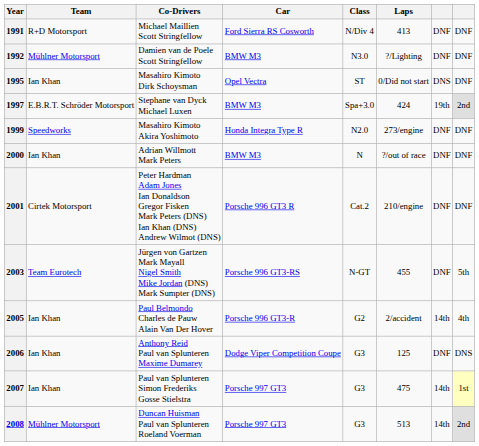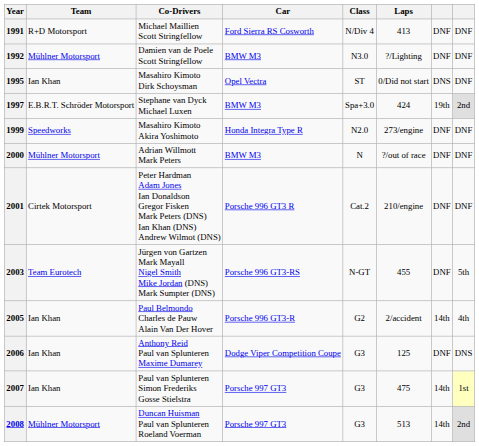(44, 156) Ian Khan -> (64, 156) Mühlner Motorsport
